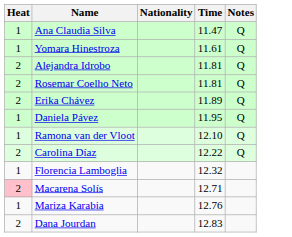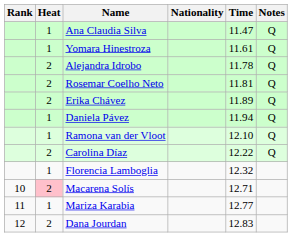+ column: (20, 13)
(210, 65) 11.81 -> (241, 65) 11.78
(210, 118) 11.95 -> (241, 118) 11.94
(210, 205) 12.76 -> (241, 205) 12.77
